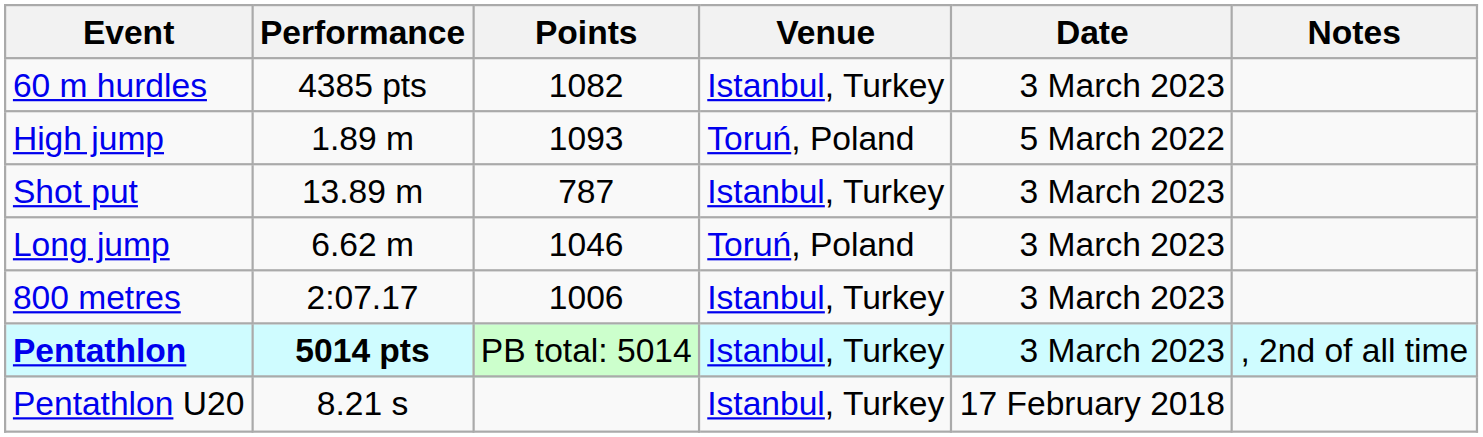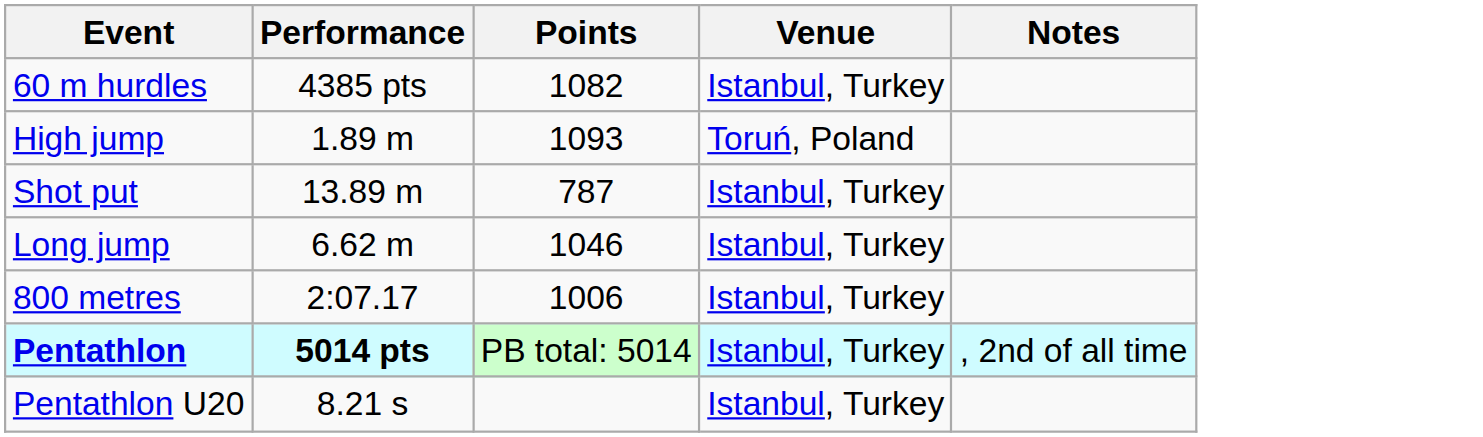- column: (1092, 32)
(811, 245) Toruń, Poland -> (826, 245) Istanbul, Turkey
